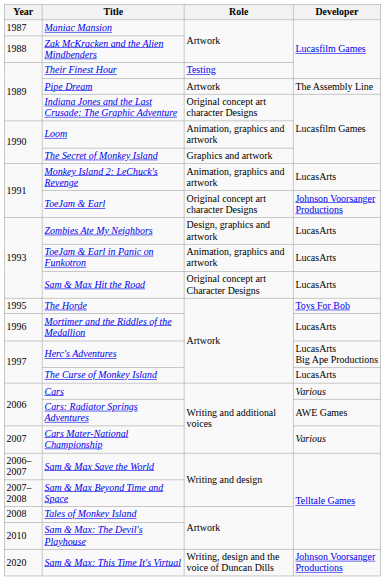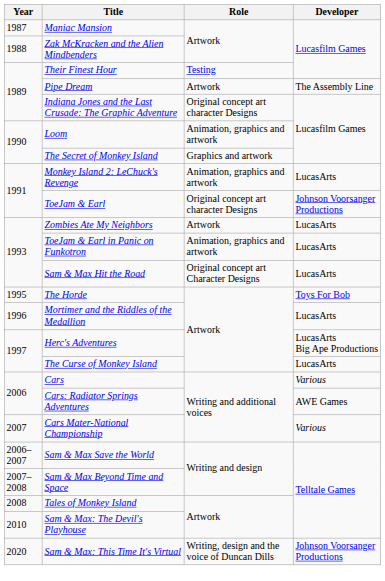(228, 231) Design, graphics and artwork -> (203, 225) Artwork
